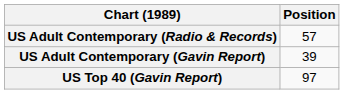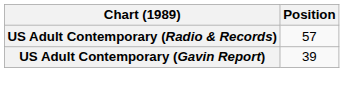- row: (142, 78)
